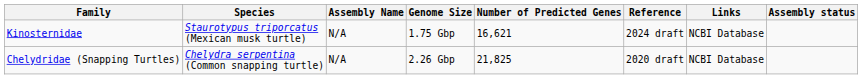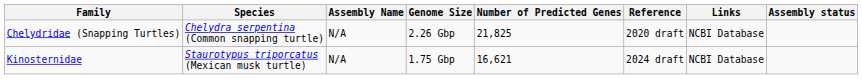rows swapped: (94, 60) <-> (44, 33)
